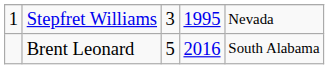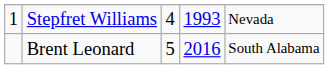(170, 19) 3 -> (170, 19) 4
(202, 19) 1995 -> (202, 19) 1993
